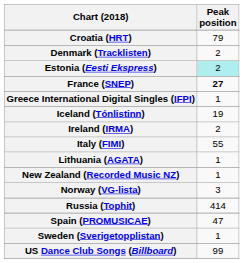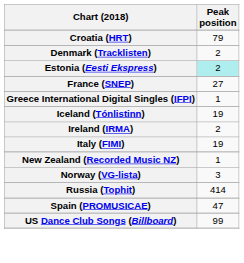(218, 83) bold -> (218, 83) normal
(218, 144) 55 -> (218, 144) 19
- row: (101, 159)
- row: (101, 236)
